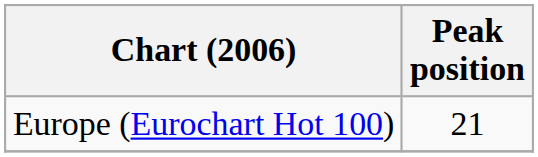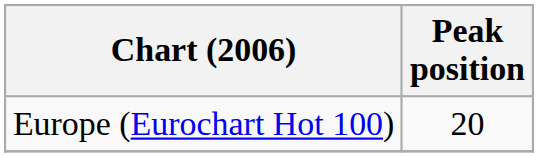(467, 123) 21 -> (467, 123) 20
